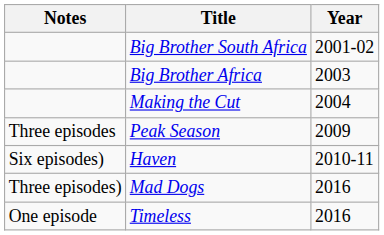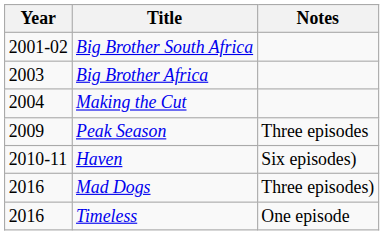columns swapped: (345, 18) <-> (65, 18)
